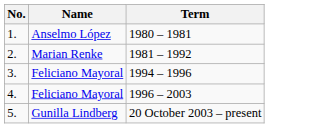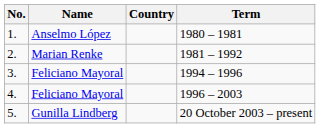+ column: (152, 14)
